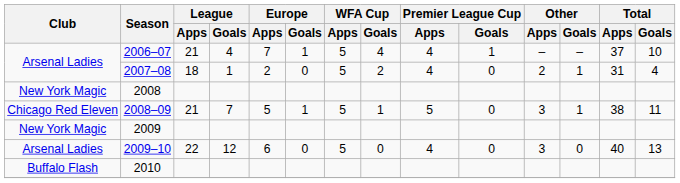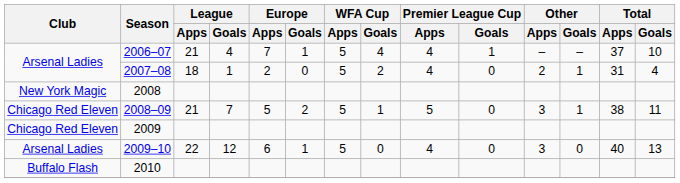(305, 110) 1 -> (305, 110) 2
(63, 129) New York Magic -> (63, 129) Chicago Red Eleven
(305, 149) 0 -> (305, 149) 1
